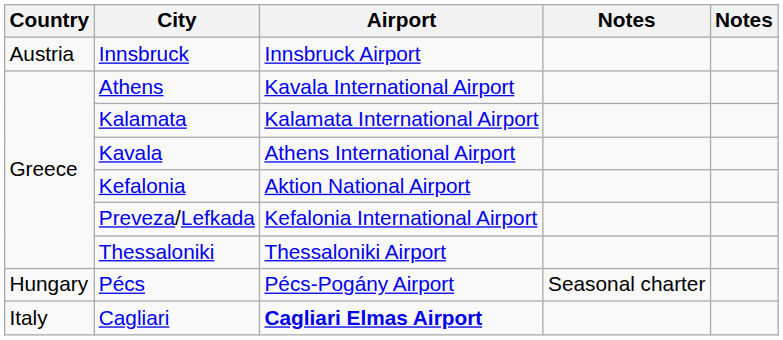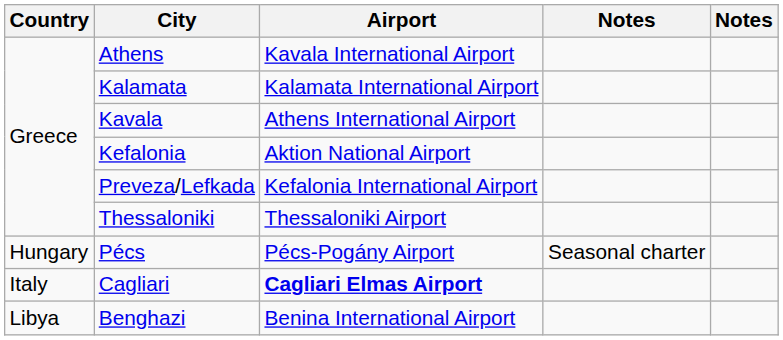- row: (144, 53)
+ row: (142, 317)
